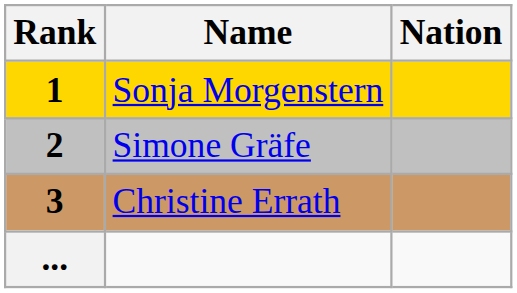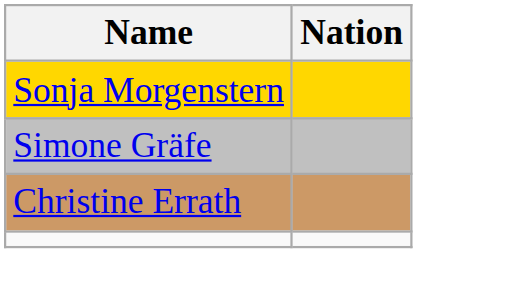- column: (55, 32)
